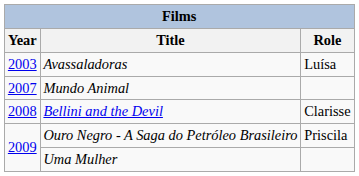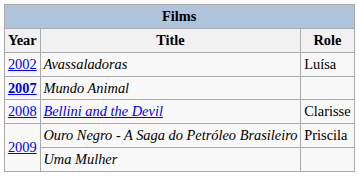(22, 64) 2003 -> (22, 64) 2002
(22, 88) normal -> (22, 88) bold
